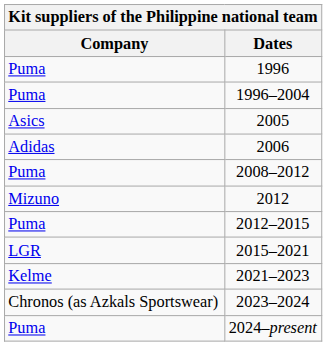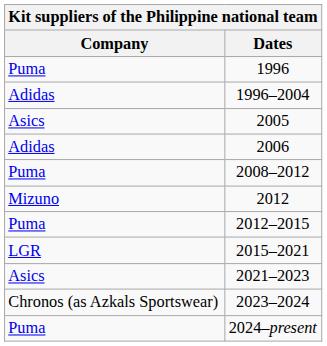(27, 95) Puma -> (31, 95) Adidas
(30, 276) Kelme -> (26, 276) Asics
